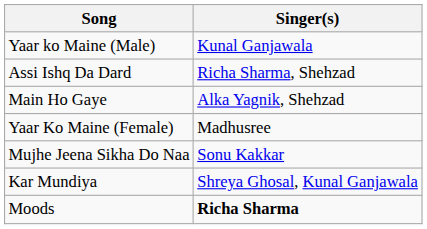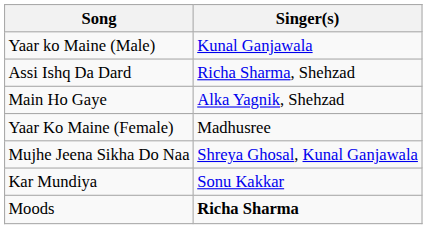(241, 154) Sonu Kakkar -> (308, 154) Shreya Ghosal, Kunal Ganjawala
(308, 182) Shreya Ghosal, Kunal Ganjawala -> (241, 182) Sonu Kakkar
